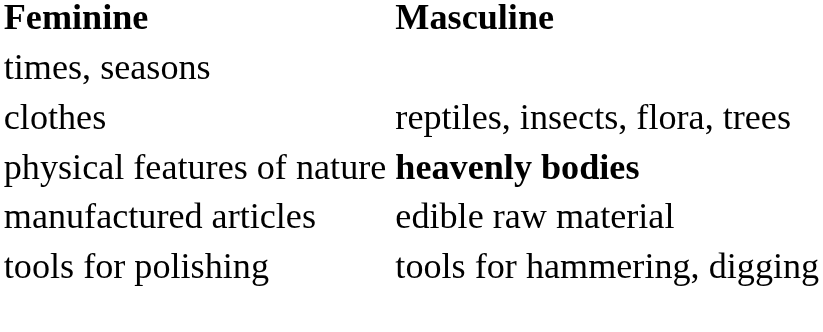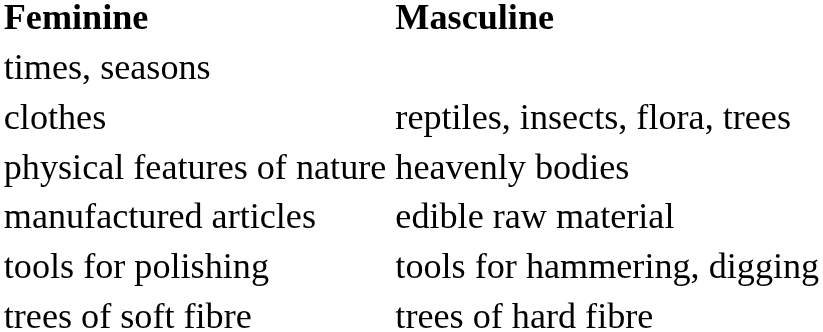(517, 166) bold -> (512, 166) normal
+ row: (128, 315)
